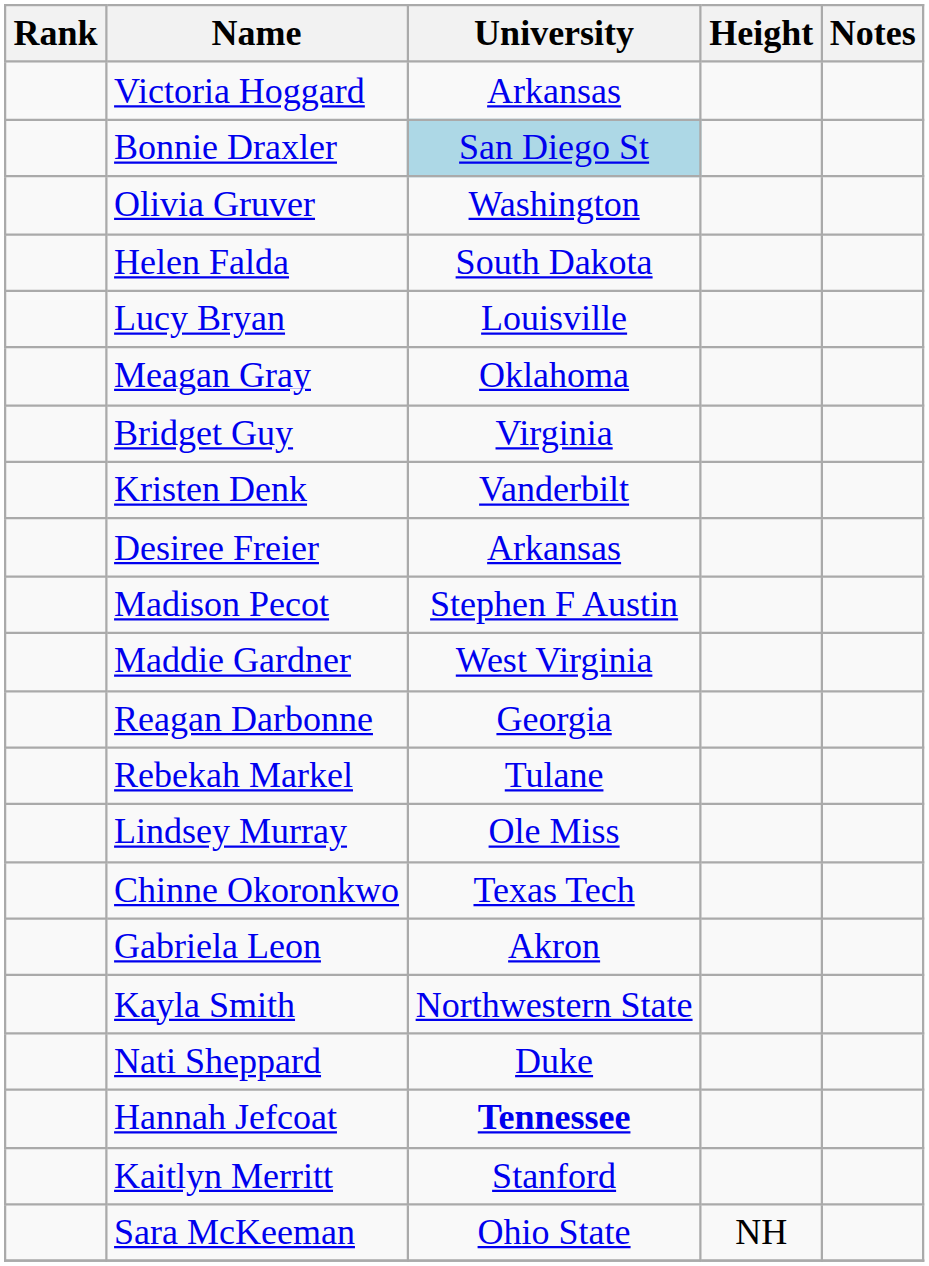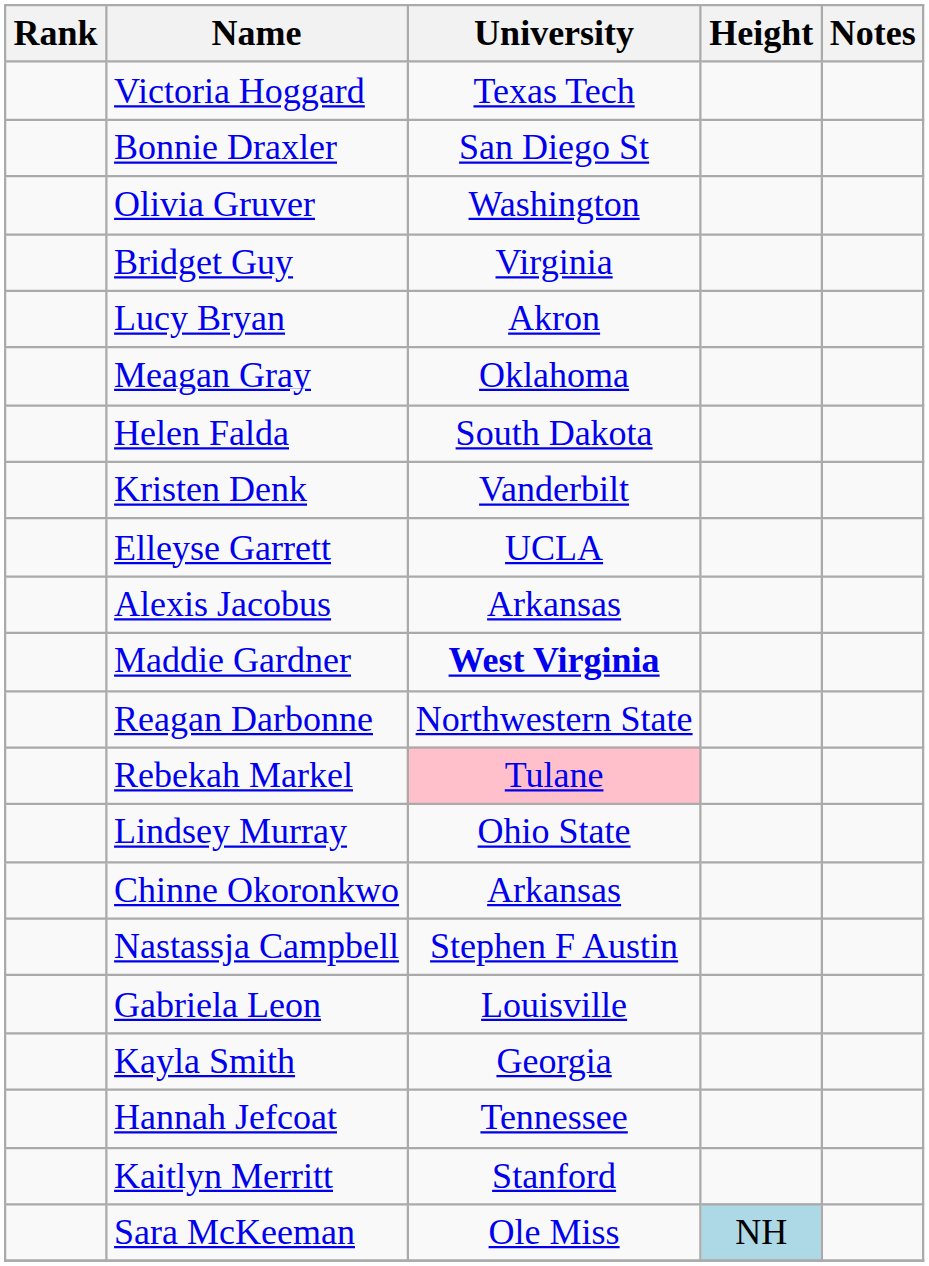(554, 90) Arkansas -> (554, 90) Texas Tech
(554, 147) lightblue background -> (554, 147) no background
rows swapped: (204, 432) <-> (202, 261)
(554, 318) Louisville -> (554, 318) Akron
+ row: (223, 546)
- row: (217, 546)
- row: (222, 603)
+ row: (223, 603)
(554, 661) normal -> (554, 661) bold
(554, 718) Georgia -> (554, 718) Northwestern State
(554, 775) no background -> (554, 775) pink background
(554, 832) Ole Miss -> (554, 832) Ohio State
(554, 889) Texas Tech -> (554, 889) Arkansas
+ row: (257, 946)
(554, 946) Akron -> (554, 1003) Louisville
(554, 1003) Northwestern State -> (554, 1060) Georgia
- row: (218, 1060)
(554, 1117) bold -> (554, 1117) normal
(554, 1232) Ohio State -> (554, 1232) Ole Miss
(761, 1232) no background -> (761, 1232) lightblue background
